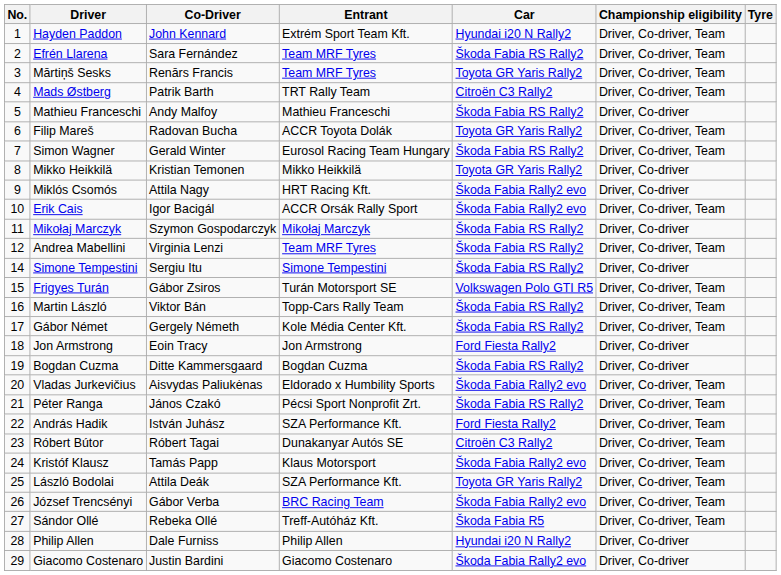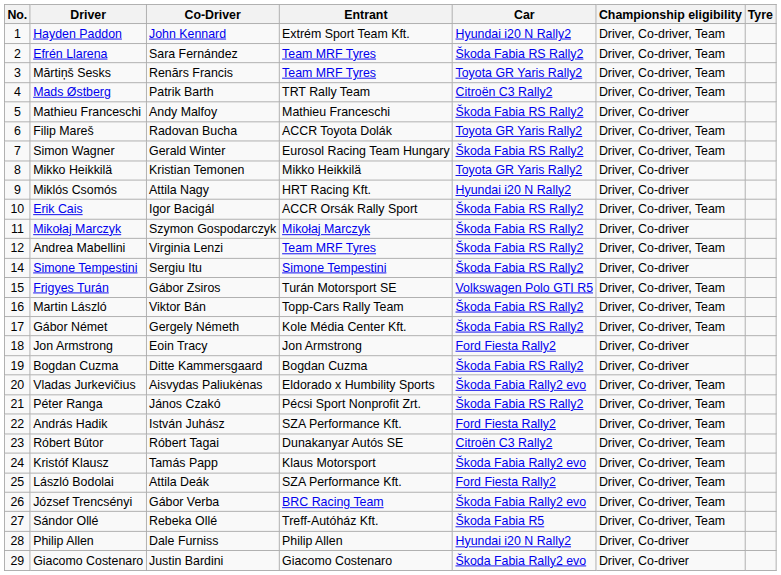(521, 189) Škoda Fabia Rally2 evo -> (513, 189) Hyundai i20 N Rally2
(521, 209) Škoda Fabia Rally2 evo -> (519, 209) Škoda Fabia RS Rally2
(519, 482) Toyota GR Yaris Rally2 -> (506, 482) Ford Fiesta Rally2
